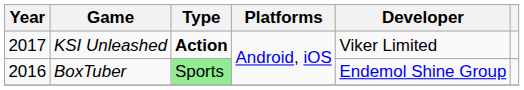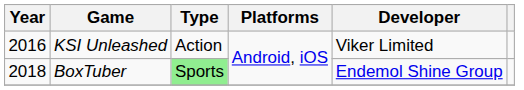(27, 44) 2017 -> (27, 44) 2016
(201, 44) bold -> (199, 44) normal
(27, 71) 2016 -> (27, 71) 2018
